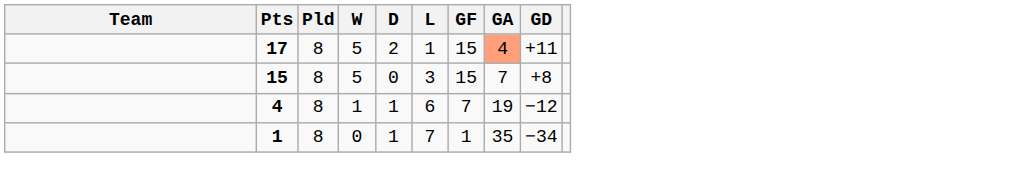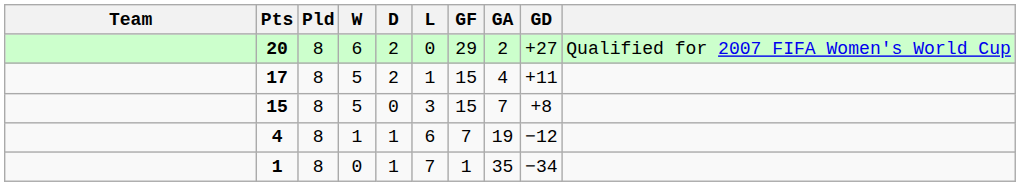+ row: (277, 49)
(503, 49) lightsalmon background -> (503, 78) no background
